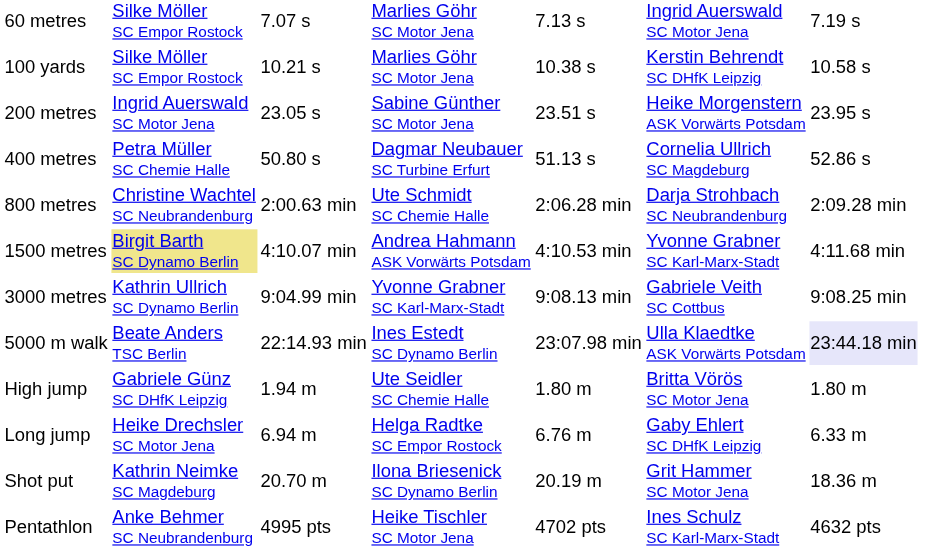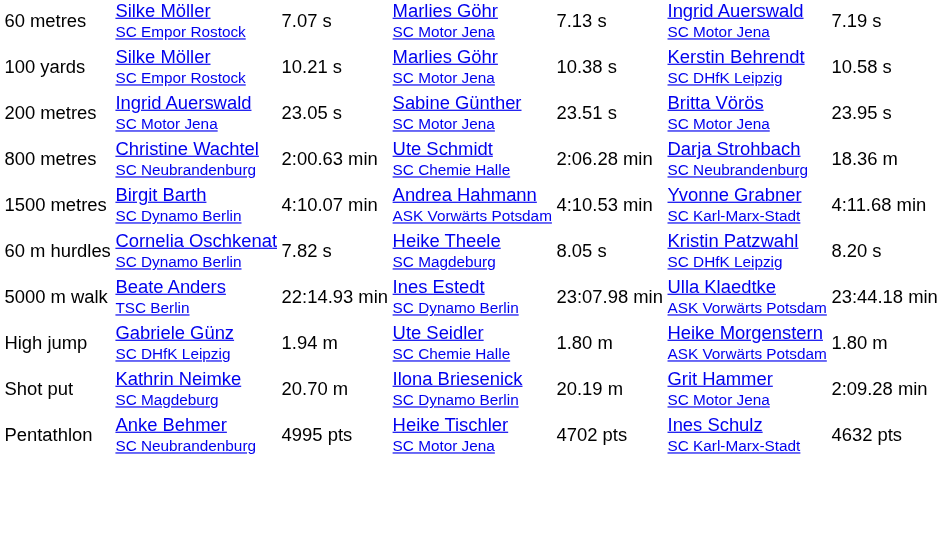(726, 113) Heike Morgenstern ASK Vorwärts Potsdam -> (719, 113) Britta Vörös SC Motor Jena
- row: (50, 159)
(858, 205) 2:09.28 min -> (865, 159) 18.36 m
(175, 251) khaki background -> (178, 205) no background
- row: (56, 297)
+ row: (58, 251)
(863, 343) lavender background -> (885, 297) no background
(697, 389) Britta Vörös SC Motor Jena -> (747, 343) Heike Morgenstern ASK Vorwärts Potsdam
- row: (47, 435)
(844, 481) 18.36 m -> (880, 389) 2:09.28 min
